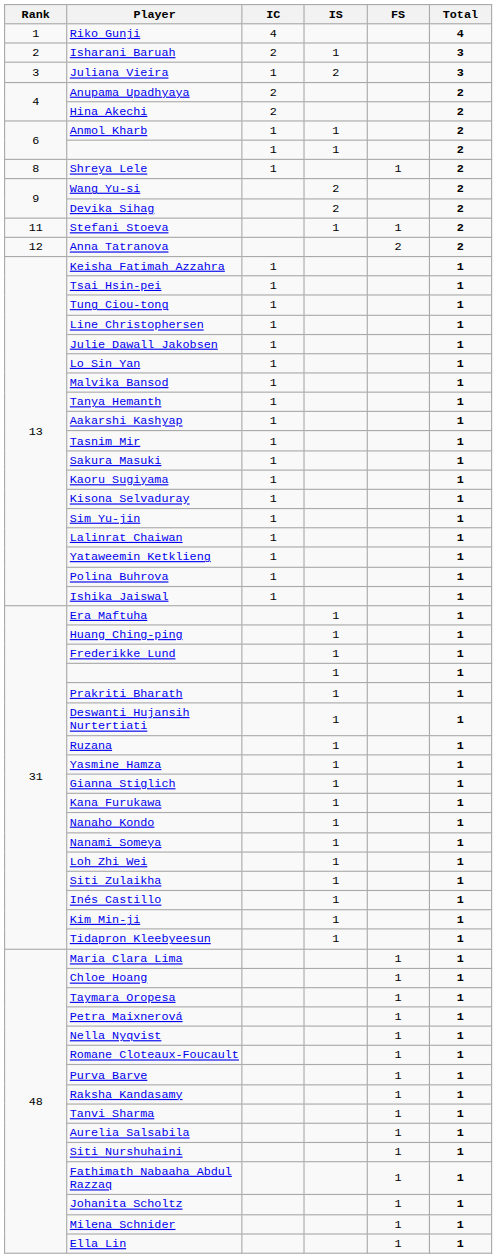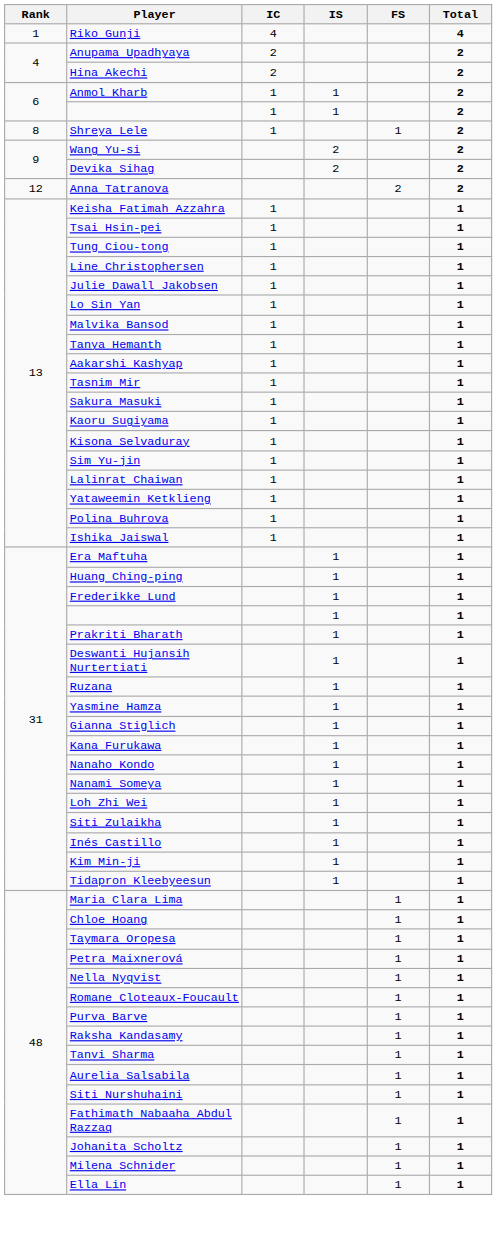- row: (36, 53)
- row: (36, 73)
- row: (36, 228)
